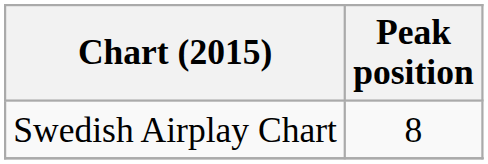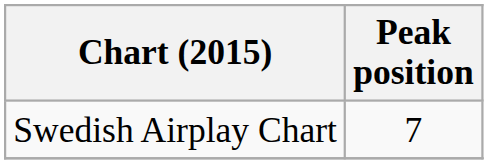(413, 128) 8 -> (413, 128) 7
